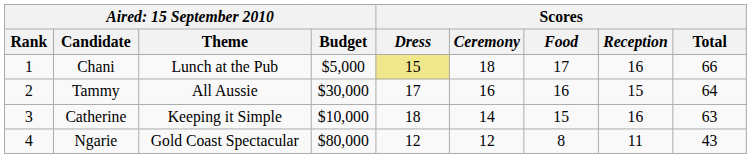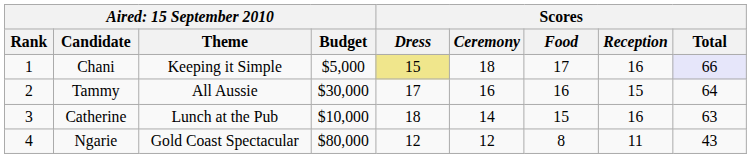(225, 66) Lunch at the Pub -> (225, 66) Keeping it Simple
(710, 66) no background -> (710, 66) lavender background
(225, 116) Keeping it Simple -> (225, 116) Lunch at the Pub
